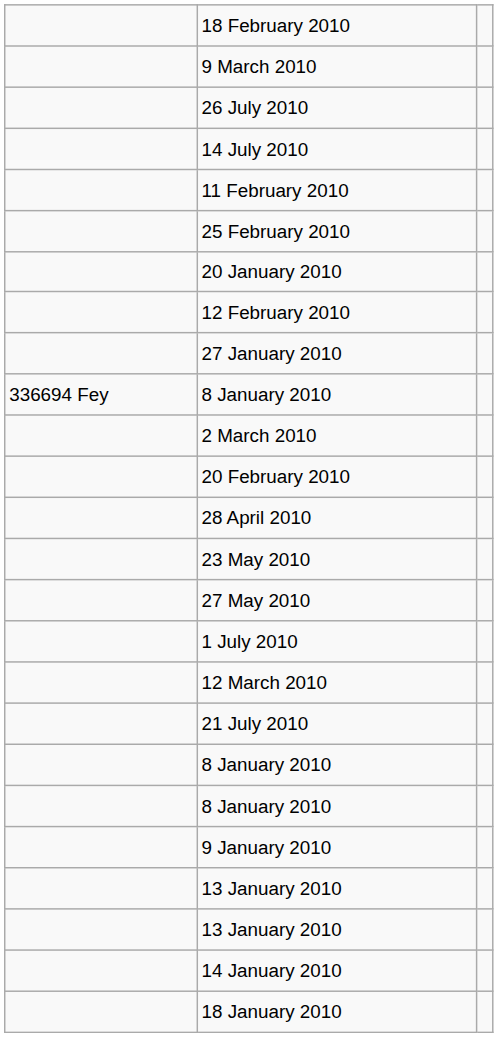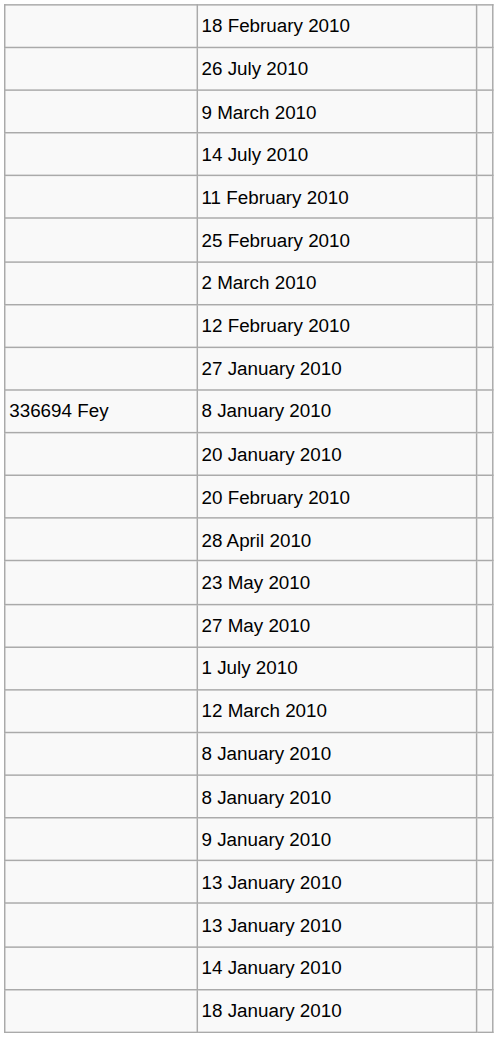rows swapped: (101, 107) <-> (101, 66)
rows swapped: (101, 436) <-> (101, 272)
- row: (101, 724)
